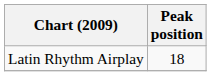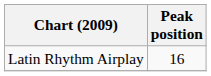(177, 58) 18 -> (177, 58) 16
